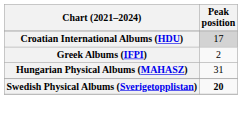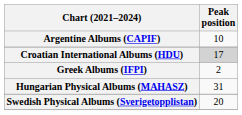+ row: (102, 39)
(218, 86) bold -> (218, 102) normal
